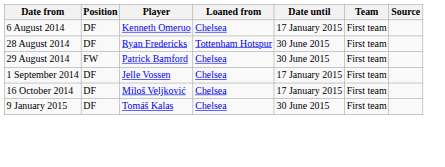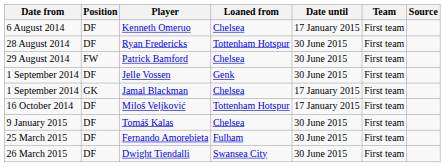(211, 75) Chelsea -> (224, 75) Genk
(309, 75) 17 January 2015 -> (321, 75) 30 June 2015
+ row: (155, 91)
(211, 91) Chelsea -> (251, 106) Tottenham Hotspur
+ row: (165, 138)
+ row: (156, 153)
